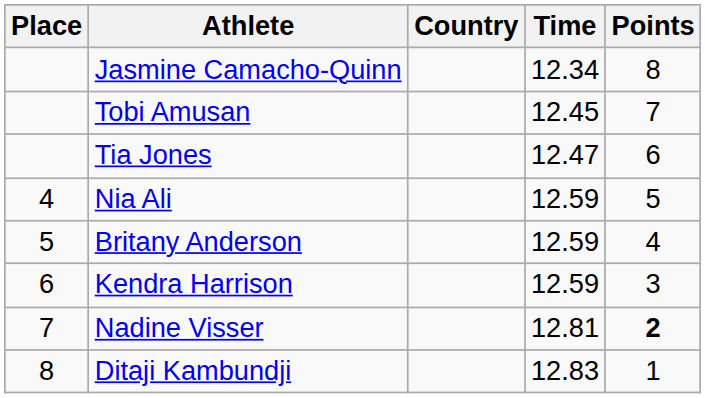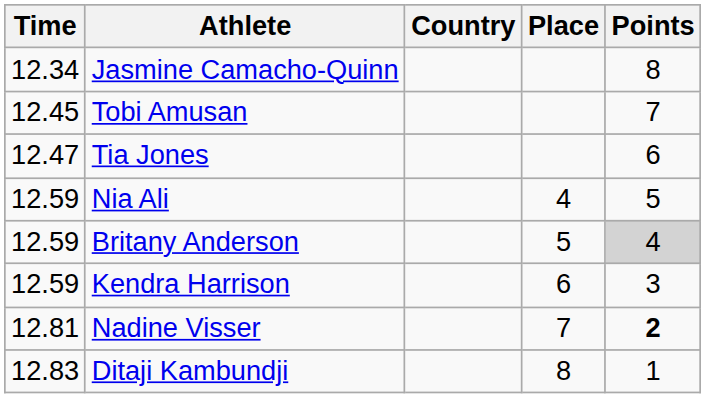columns swapped: (47, 26) <-> (565, 26)
(653, 241) no background -> (653, 241) lightgrey background
